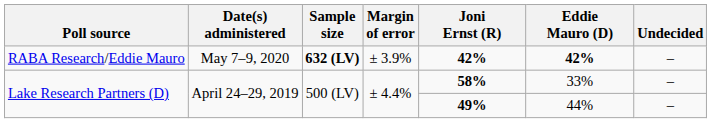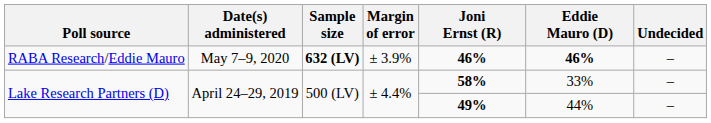(472, 58) 42% -> (472, 58) 46%
(580, 58) 42% -> (580, 58) 46%
